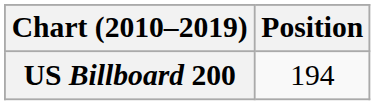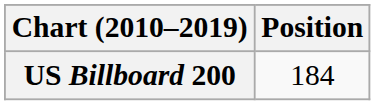(312, 74) 194 -> (312, 74) 184
